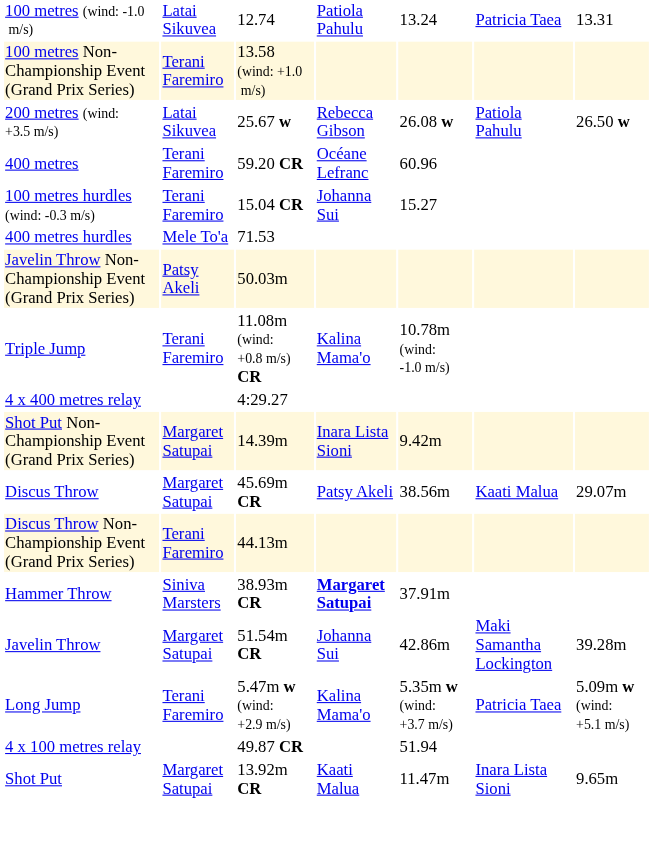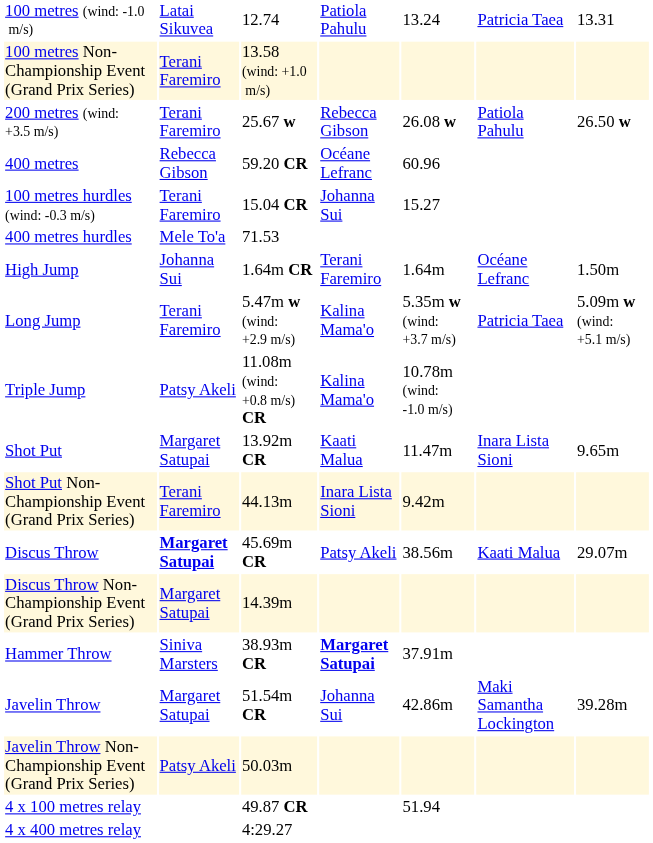(189, 121) Latai Sikuvea -> (190, 121) Terani Faremiro
(193, 163) Terani Faremiro -> (188, 163) Rebecca Gibson
+ row: (42, 269)
rows swapped: (43, 705) <-> (75, 278)
(193, 348) Terani Faremiro -> (198, 390) Patsy Akeli
rows swapped: (34, 779) <-> (73, 399)
(193, 441) Margaret Satupai -> (190, 501) Terani Faremiro
(263, 441) 14.39m -> (267, 501) 44.13m
(193, 491) normal -> (194, 552) bold
(193, 542) Terani Faremiro -> (190, 603) Margaret Satupai
(263, 542) 44.13m -> (267, 603) 14.39m
